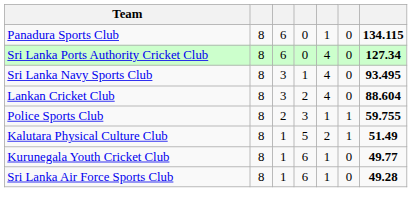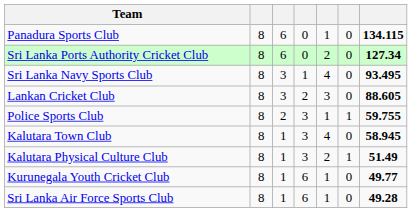(327, 55) 4 -> (327, 55) 2
(327, 95) 4 -> (327, 95) 3
(383, 95) 88.604 -> (383, 95) 88.605
+ row: (59, 136)
(305, 136) 5 -> (305, 156) 3
